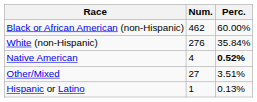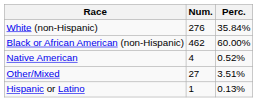rows swapped: (52, 43) <-> (95, 27)
(231, 58) bold -> (231, 58) normal
